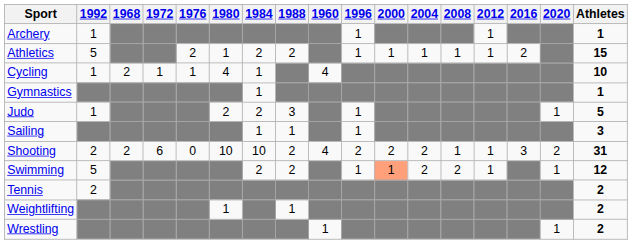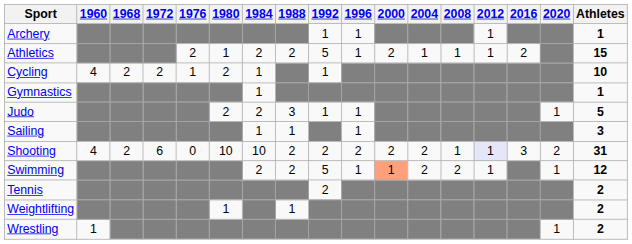columns swapped: (325, 14) <-> (93, 14)
(391, 53) 1 -> (391, 53) 2
(160, 72) 1 -> (160, 72) 2
(226, 72) 4 -> (226, 72) 2
(491, 151) no background -> (491, 151) lavender background
